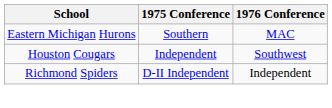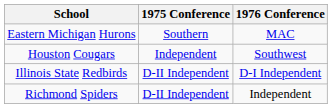+ row: (71, 73)
